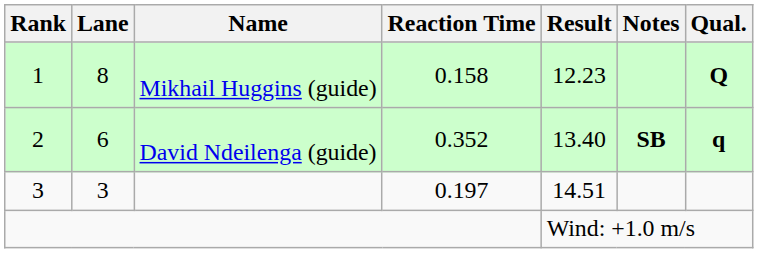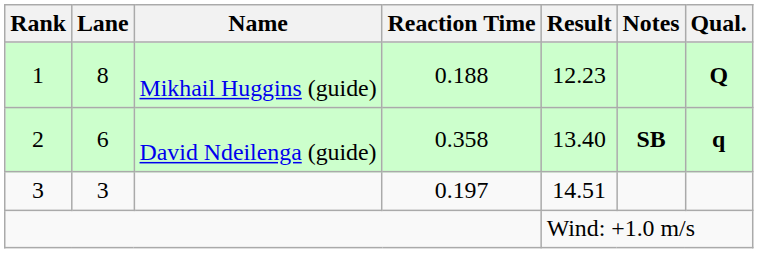(462, 74) 0.158 -> (462, 74) 0.188
(462, 139) 0.352 -> (462, 139) 0.358
